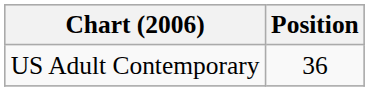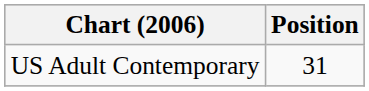(315, 65) 36 -> (315, 65) 31
